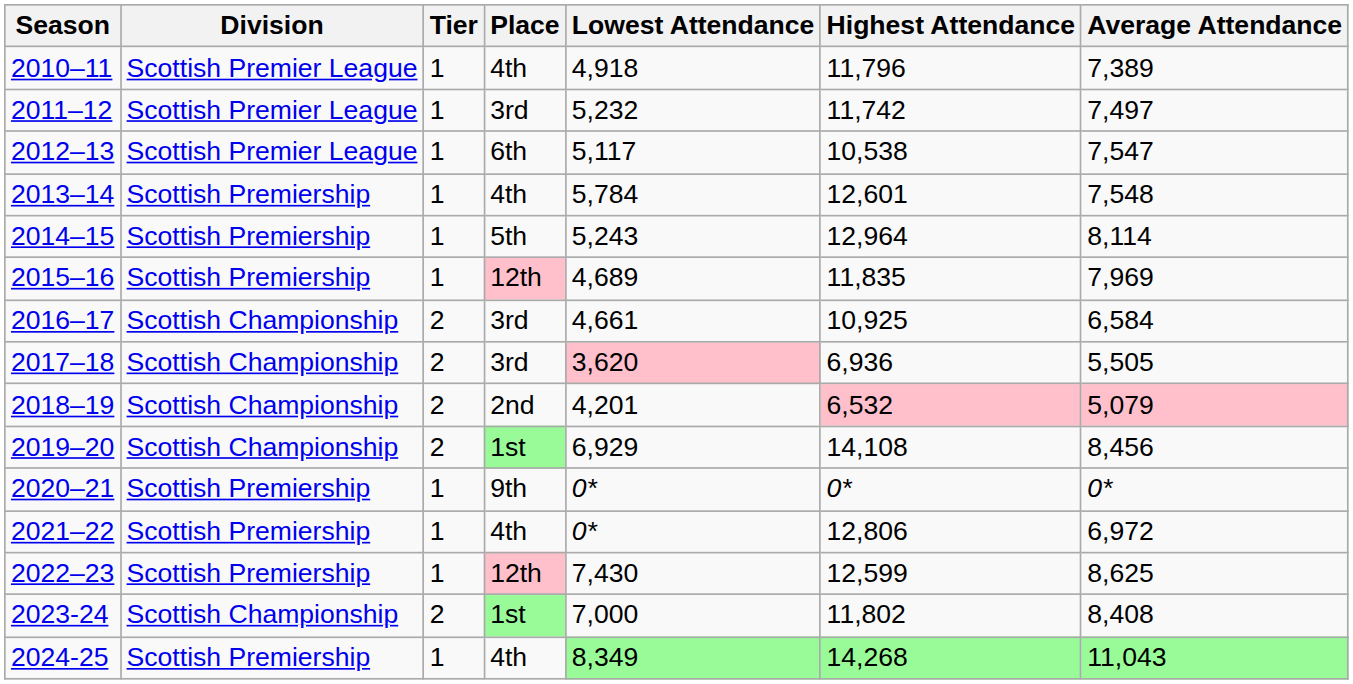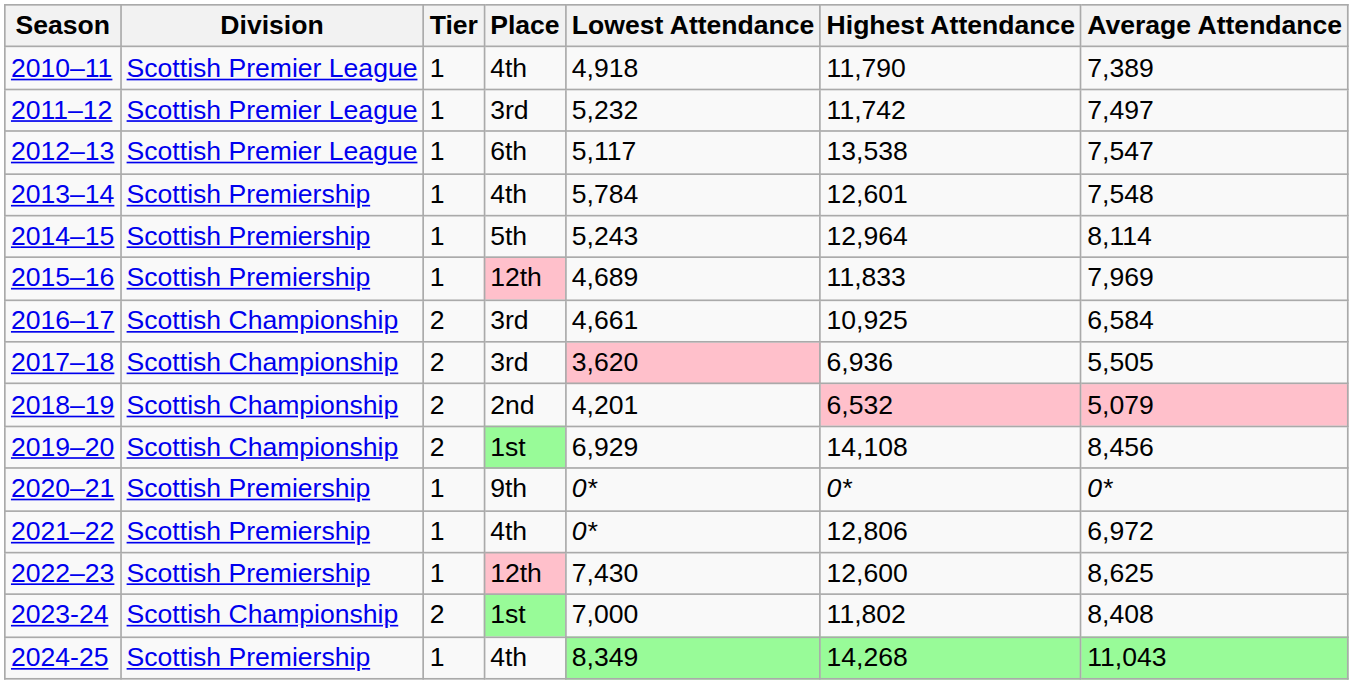(866, 67) 11,796 -> (866, 67) 11,790
(867, 151) 10,538 -> (867, 151) 13,538
(866, 278) 11,835 -> (866, 278) 11,833
(867, 573) 12,599 -> (867, 573) 12,600
